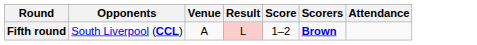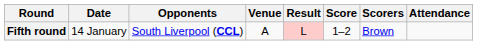+ column: (99, 13)
(319, 31) bold -> (378, 31) normal
